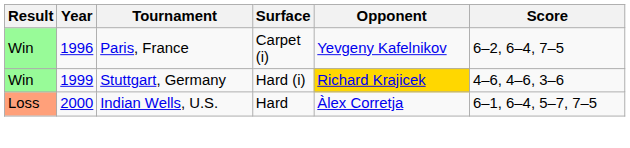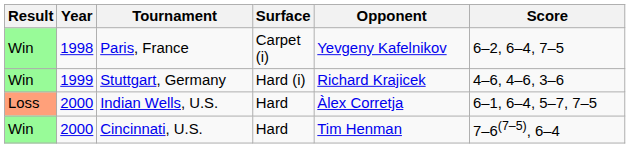(77, 48) 1996 -> (77, 48) 1998
(371, 80) gold background -> (371, 80) no background
+ row: (151, 129)
